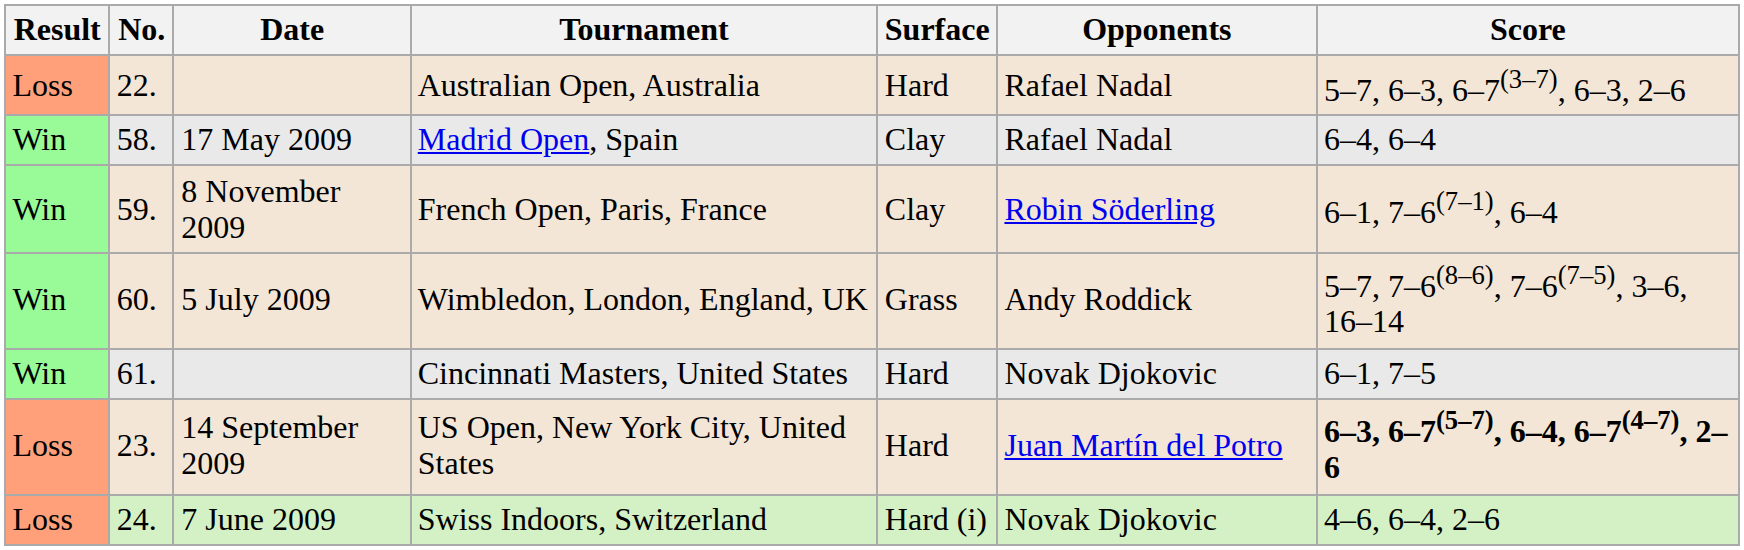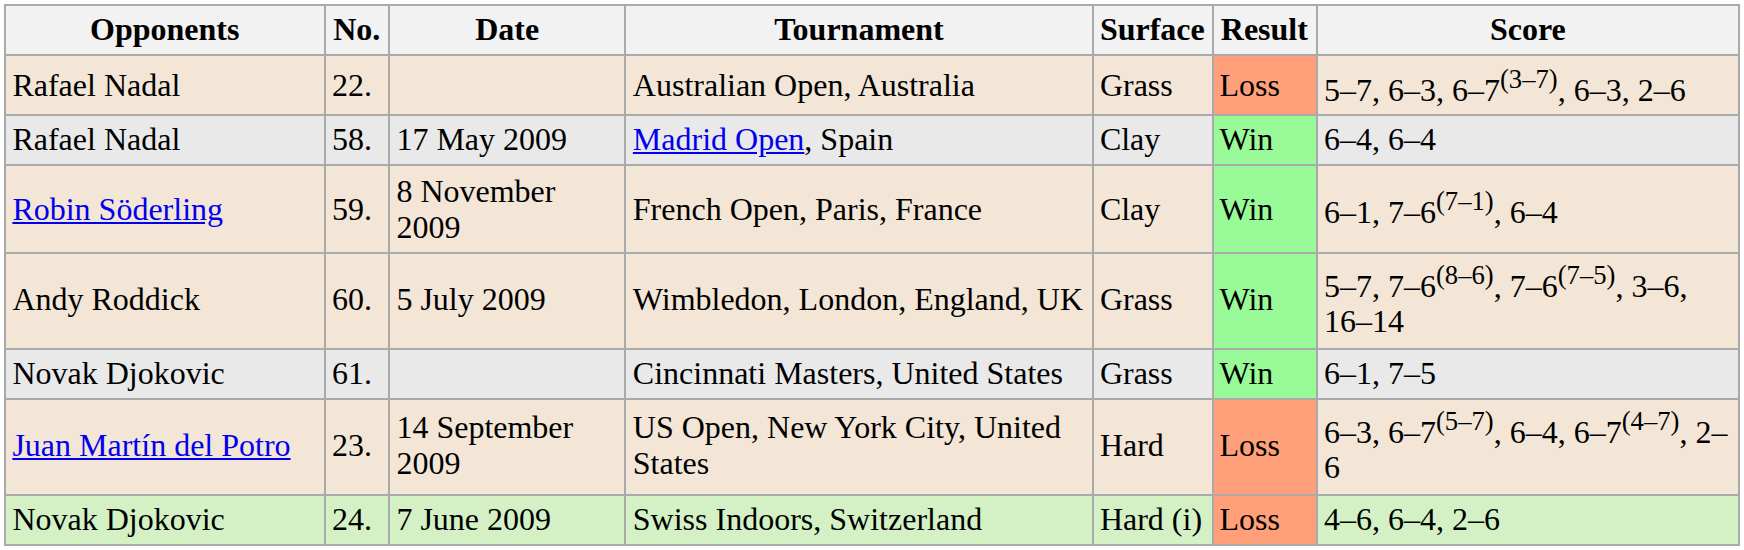columns swapped: (57, 29) <-> (1157, 29)
(917, 84) Hard -> (1136, 84) Grass
(917, 372) Hard -> (1136, 372) Grass
(1526, 446) bold -> (1526, 446) normal
